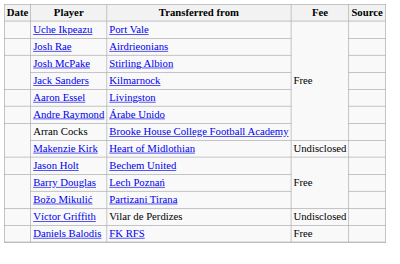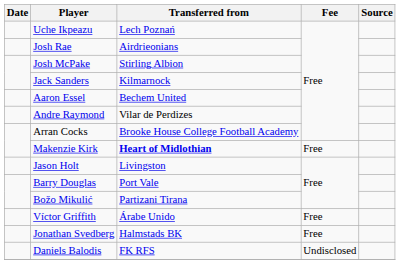(129, 30) Port Vale -> (147, 30) Lech Poznań
(133, 98) Livingston -> (153, 98) Bechem United
(137, 115) Árabe Unido -> (156, 115) Vilar de Perdizes
(152, 149) normal -> (165, 149) bold
(320, 149) Undisclosed -> (313, 149) Free
(143, 166) Bechem United -> (142, 166) Livingston
(137, 183) Lech Poznań -> (139, 183) Port Vale
(146, 217) Vilar de Perdizes -> (147, 217) Árabe Unido
(320, 217) Undisclosed -> (313, 217) Free
+ row: (74, 234)
(303, 234) Free -> (330, 251) Undisclosed
